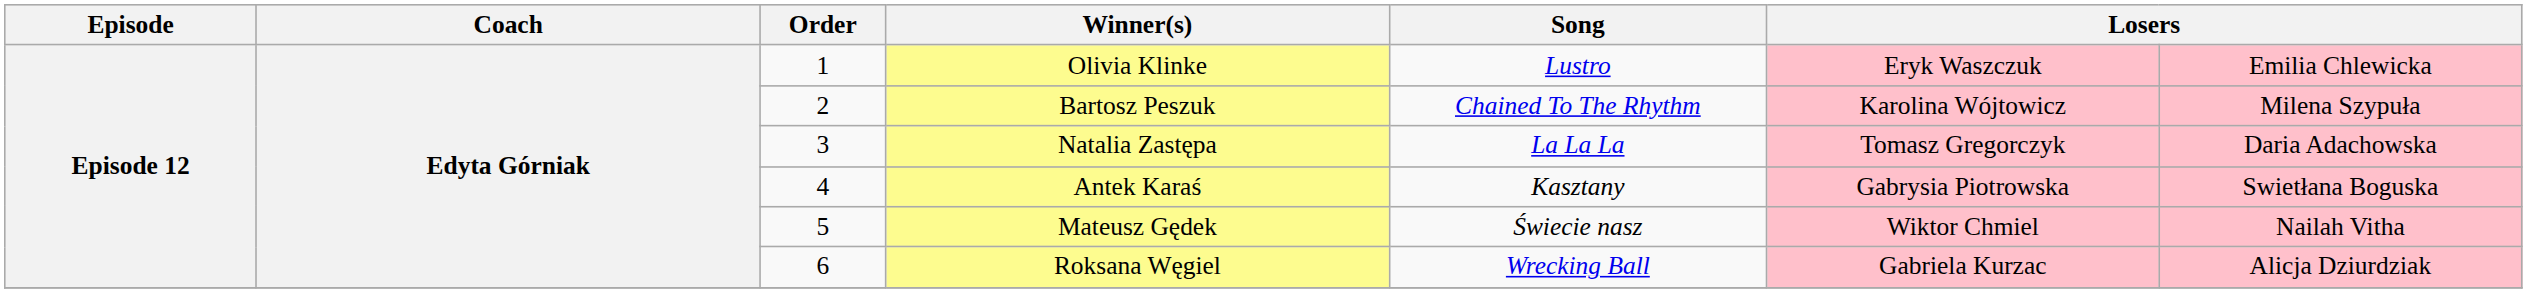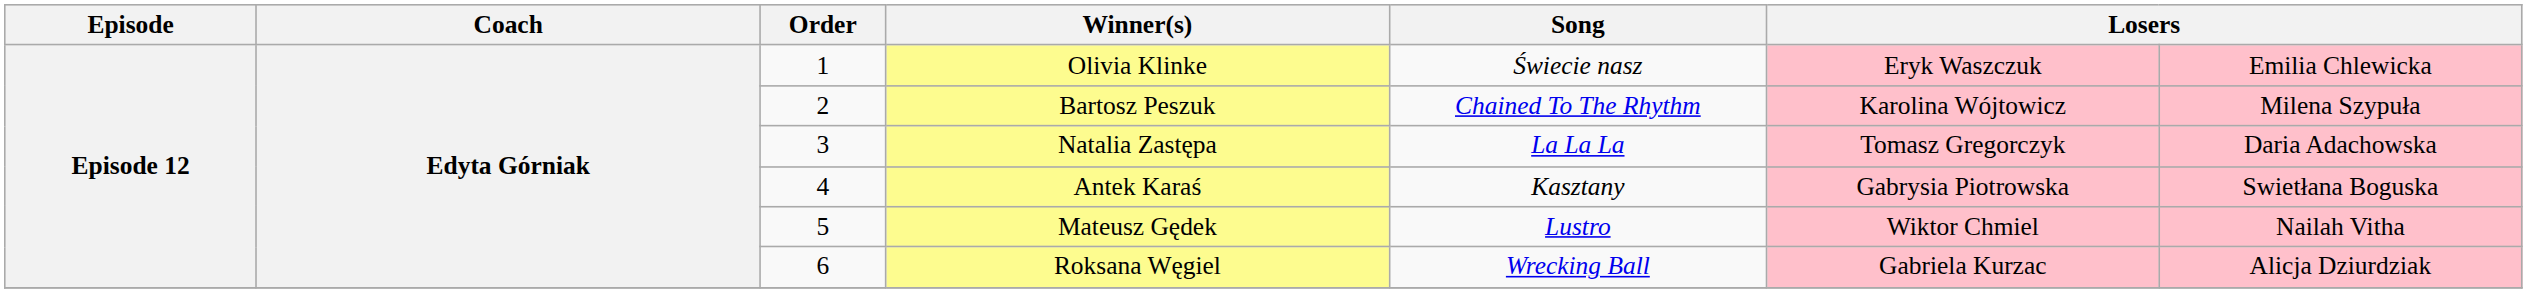(1578, 65) Lustro -> (1578, 65) Świecie nasz
(1578, 226) Świecie nasz -> (1578, 226) Lustro
